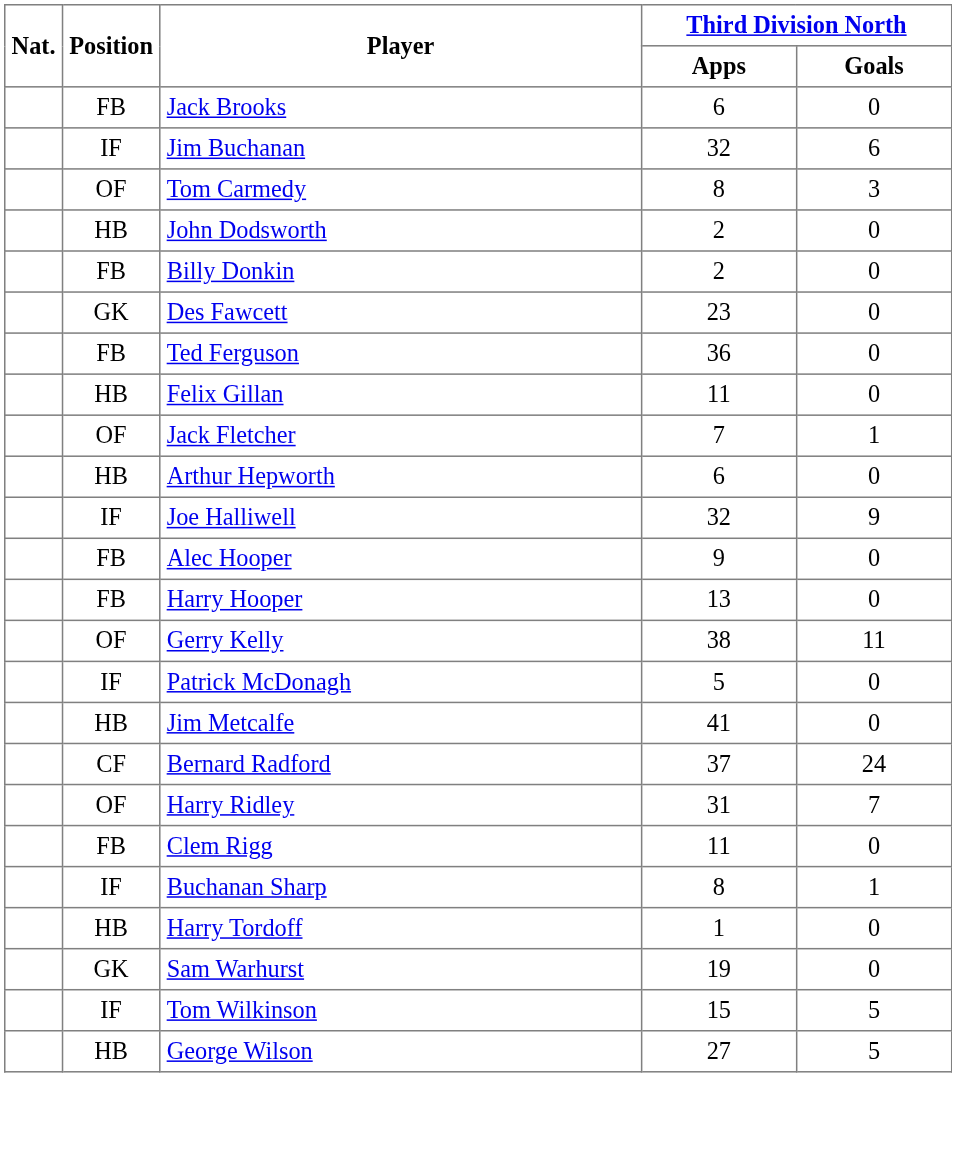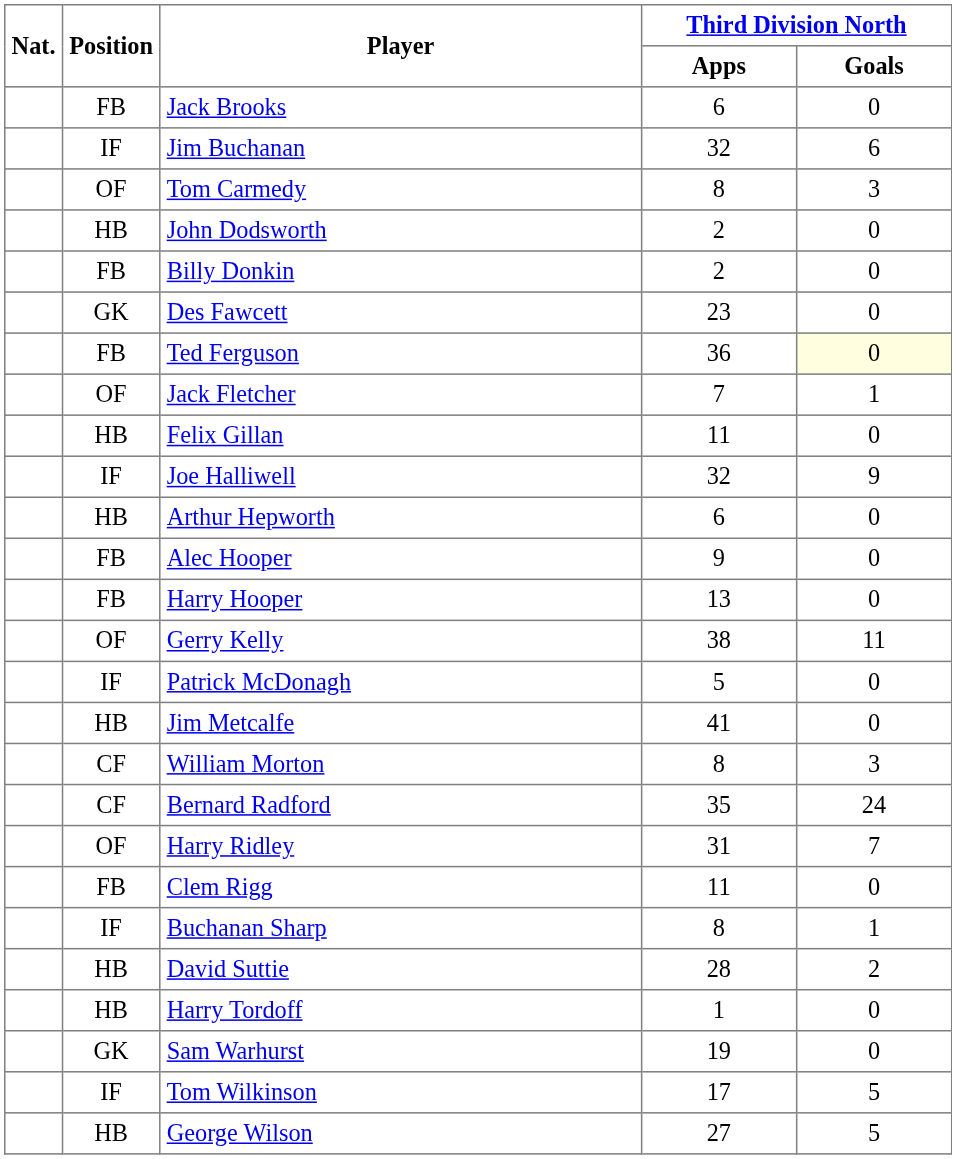(874, 353) no background -> (874, 353) lightyellow background
rows swapped: (231, 435) <-> (225, 394)
rows swapped: (231, 517) <-> (251, 476)
+ row: (246, 763)
(719, 763) 37 -> (719, 804) 35
+ row: (228, 968)
(719, 1009) 15 -> (719, 1092) 17
